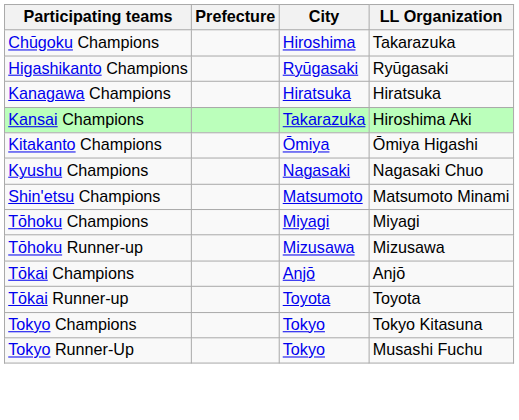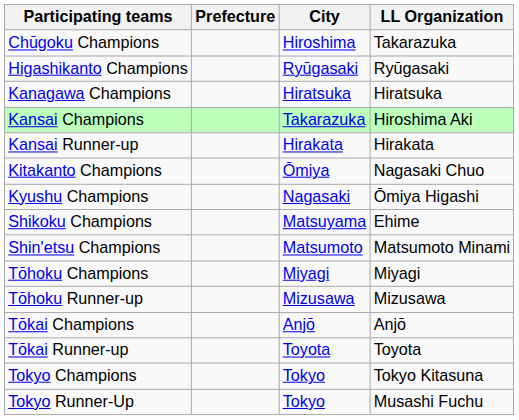+ row: (73, 145)
(425, 145) Ōmiya Higashi -> (429, 171) Nagasaki Chuo
(428, 171) Nagasaki Chuo -> (426, 196) Ōmiya Higashi
+ row: (80, 222)
